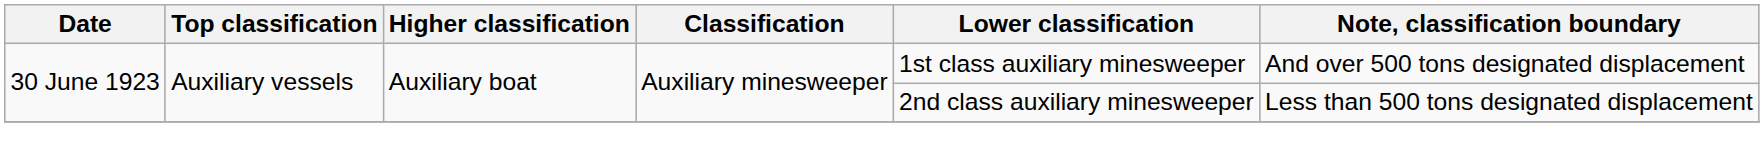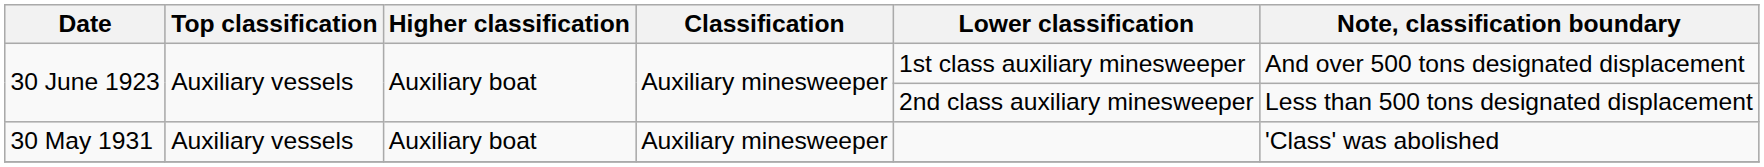+ row: (82, 141)
